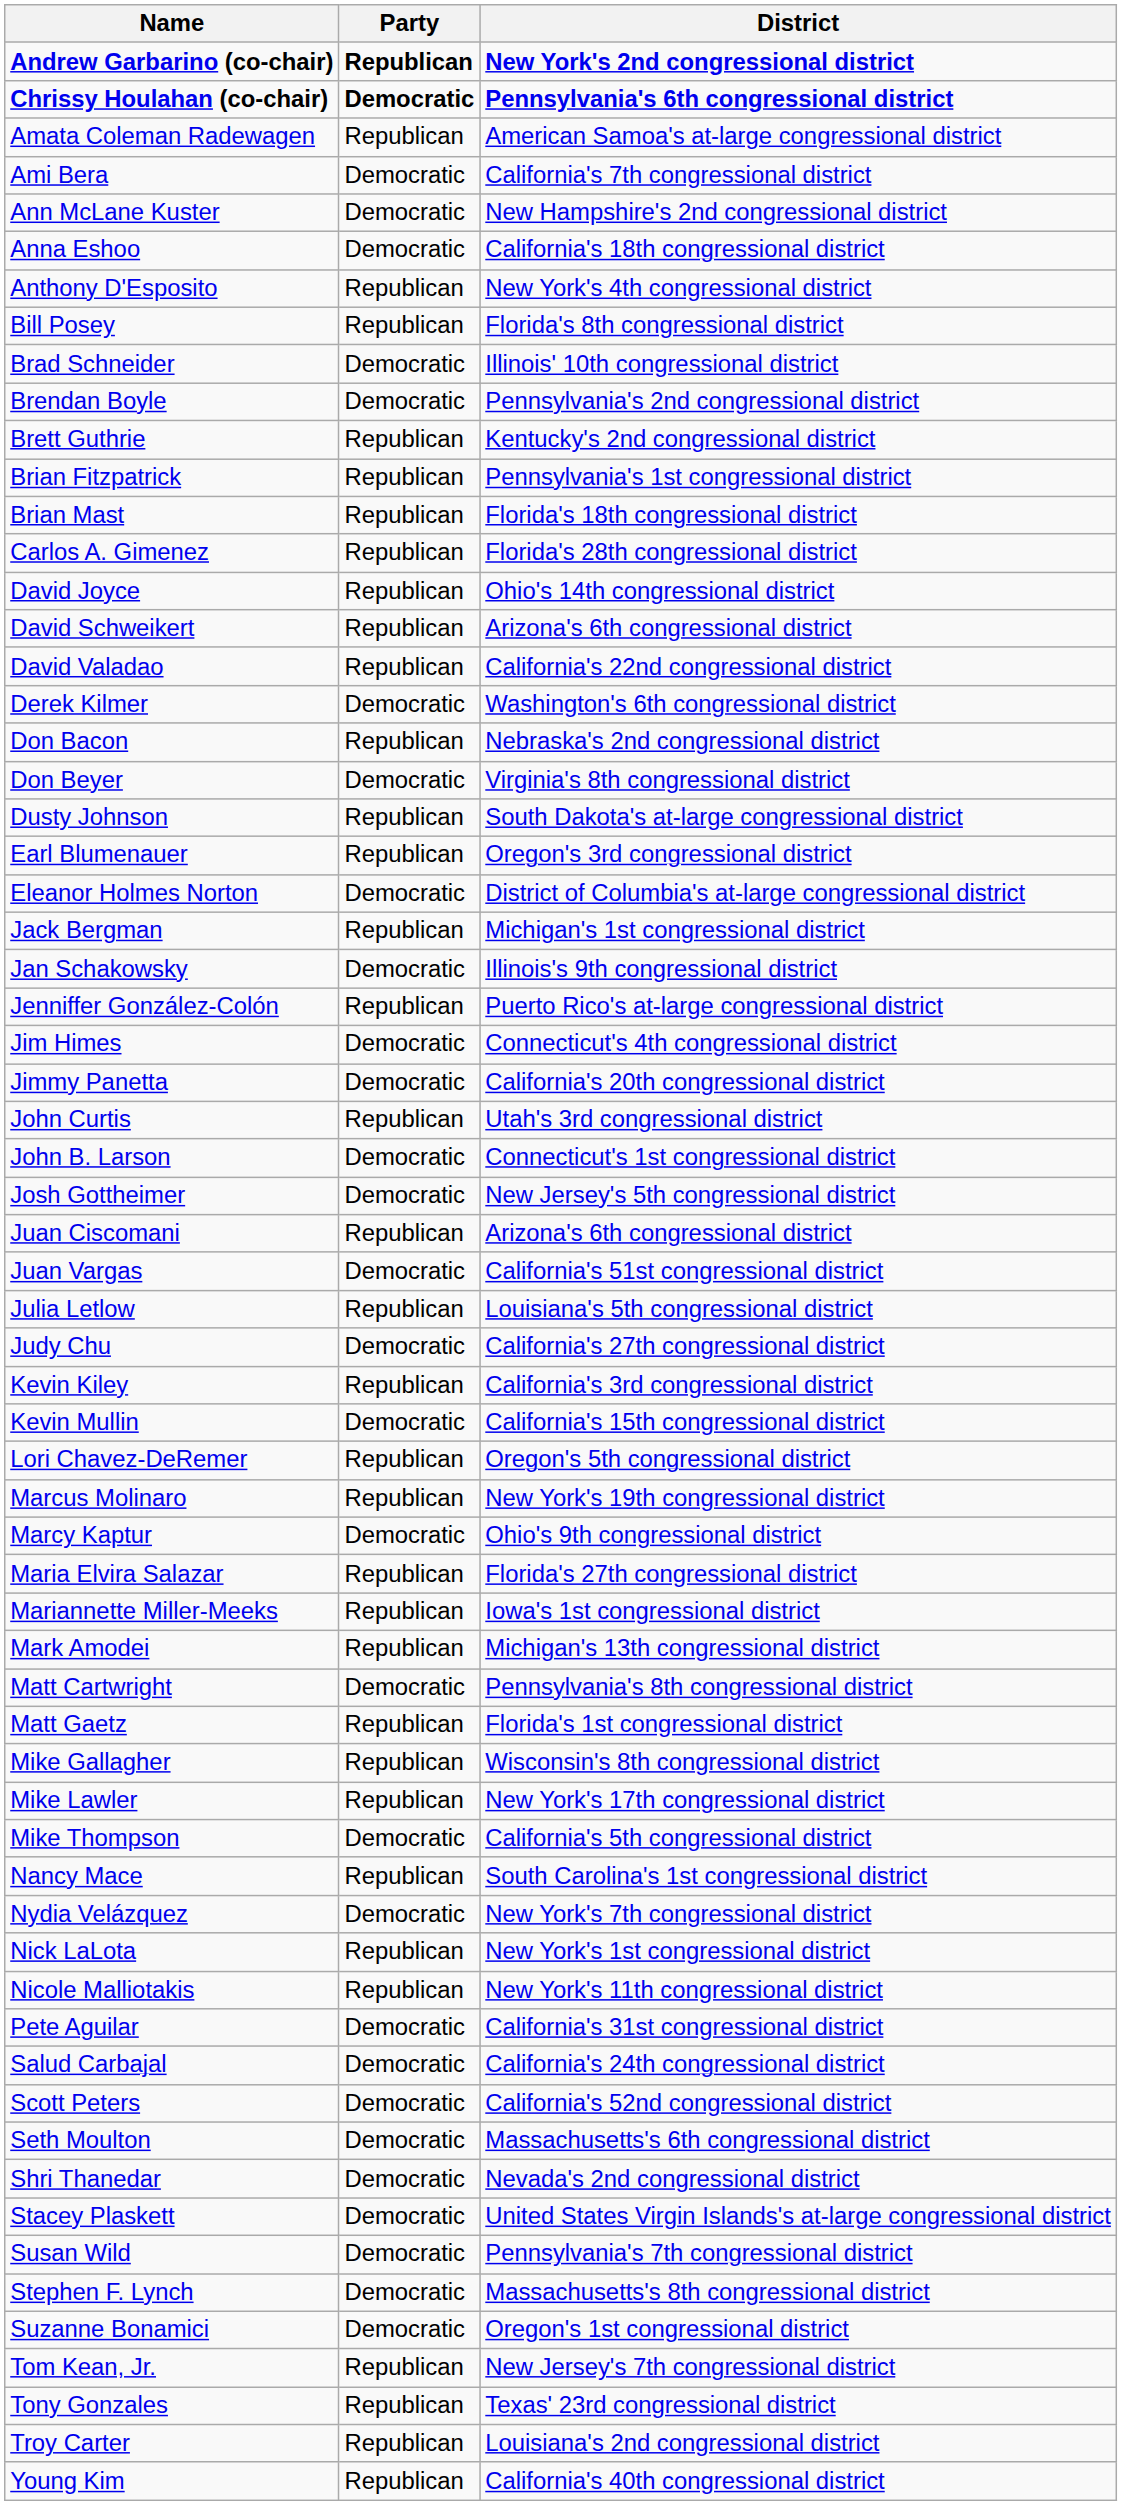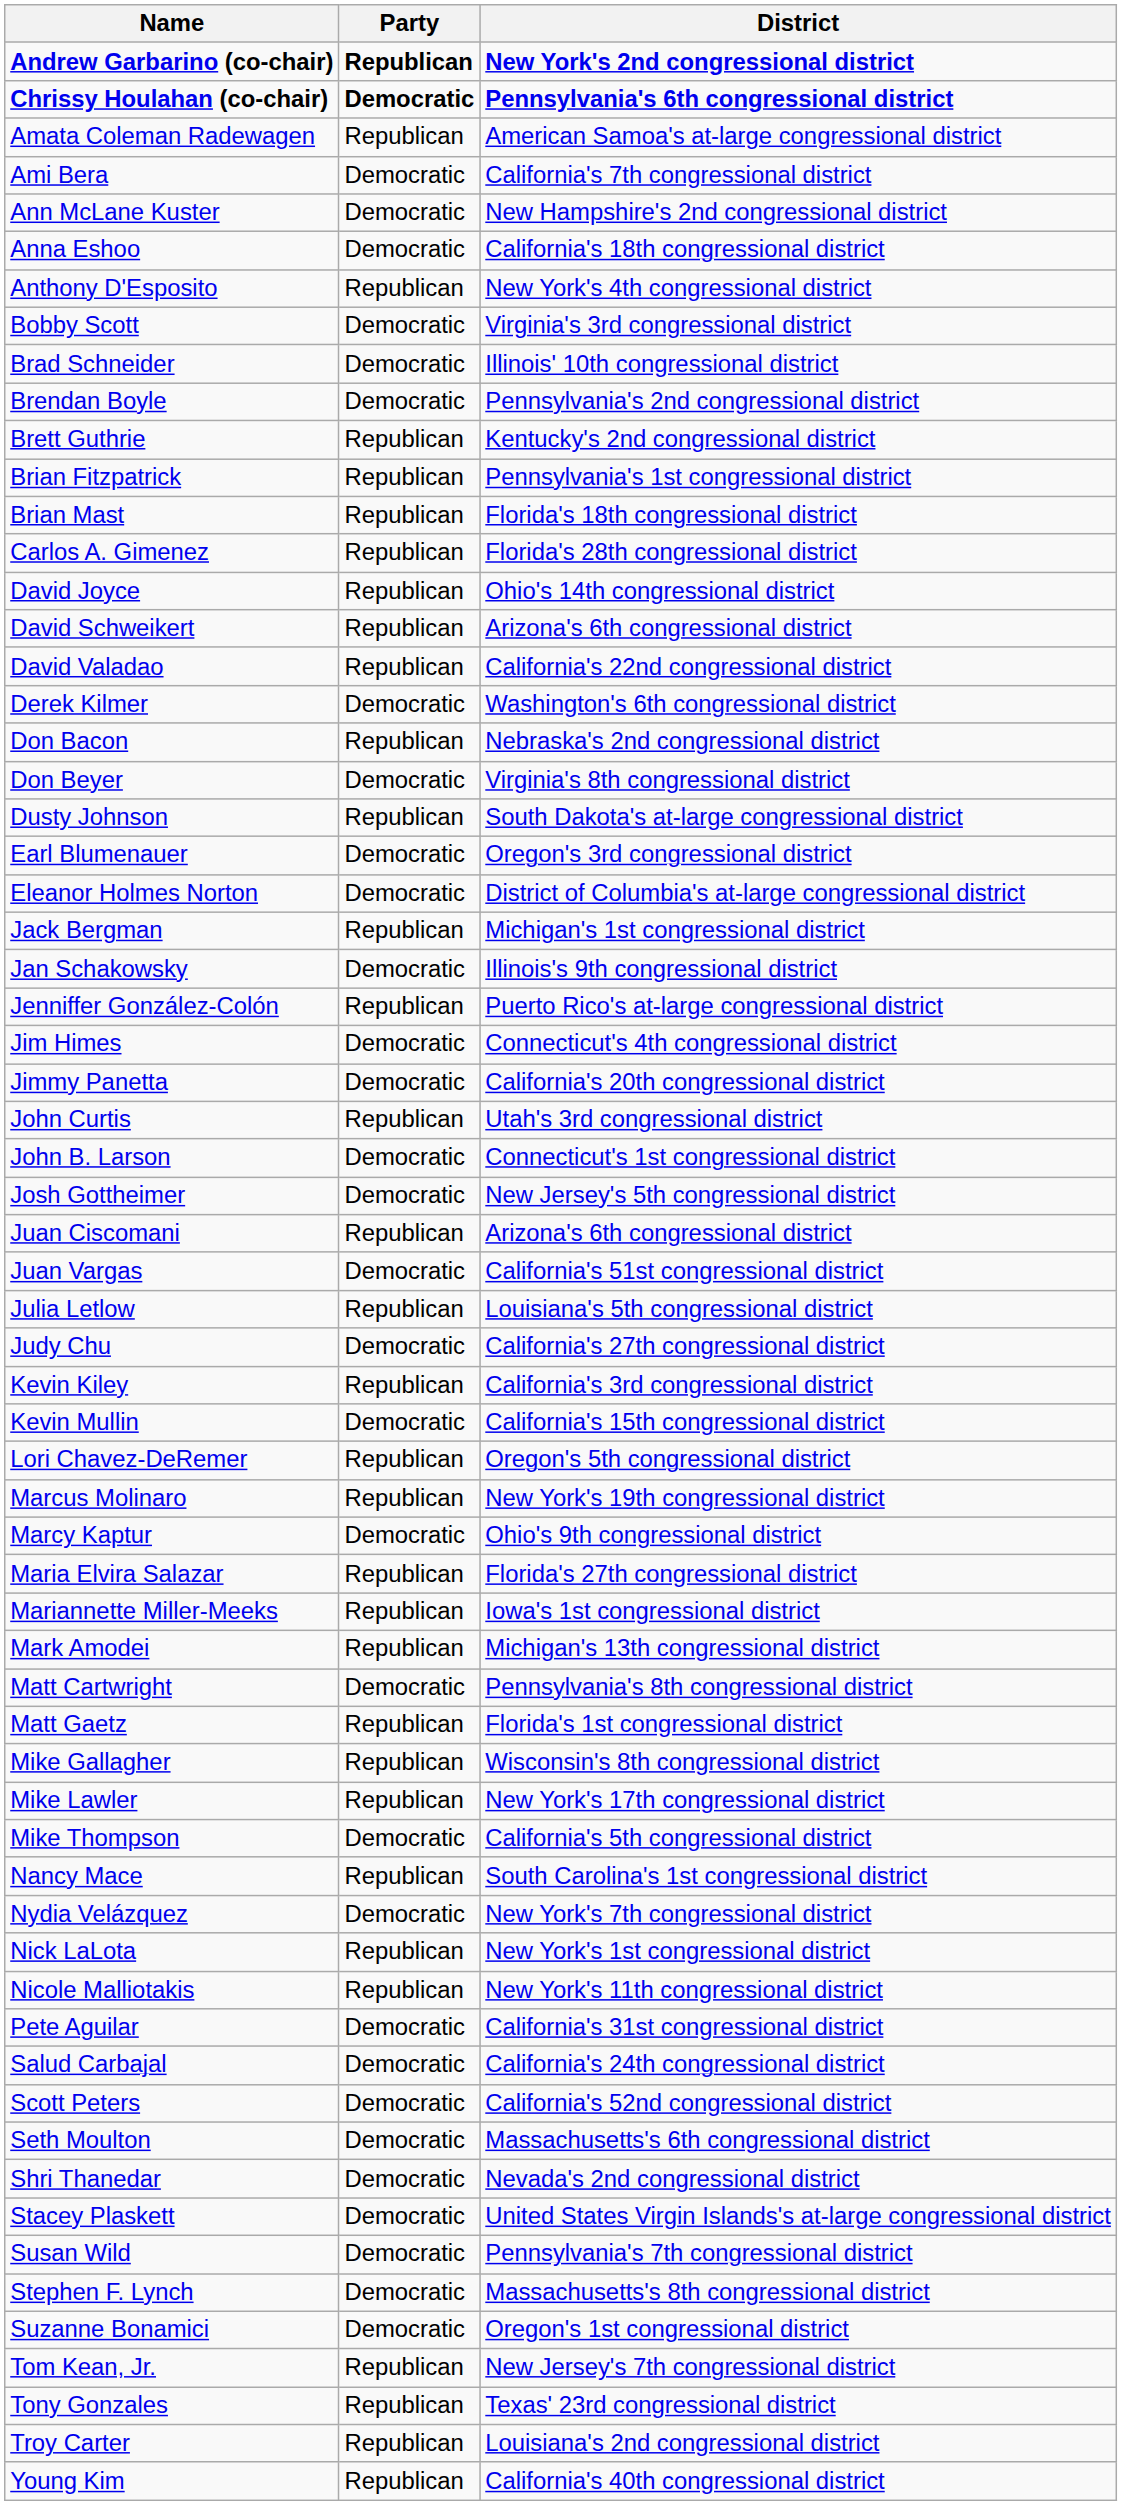- row: (63, 325)
+ row: (75, 325)
(404, 855) Republican -> (405, 855) Democratic
